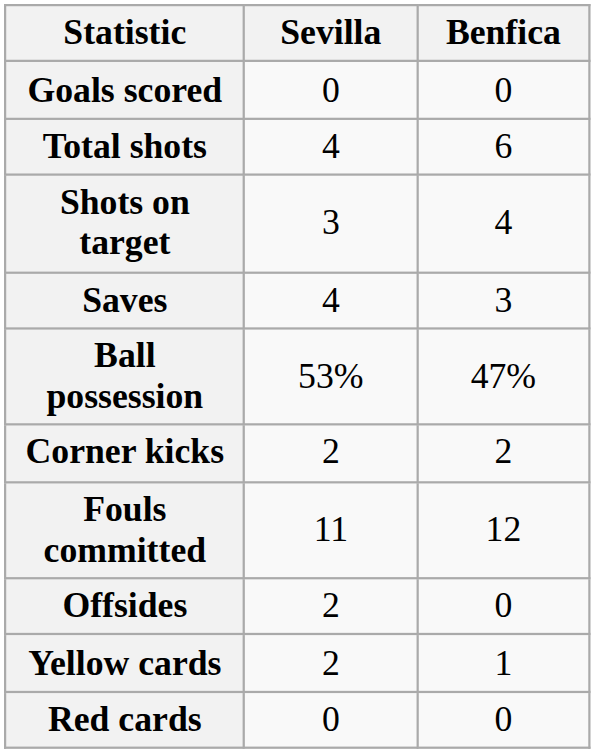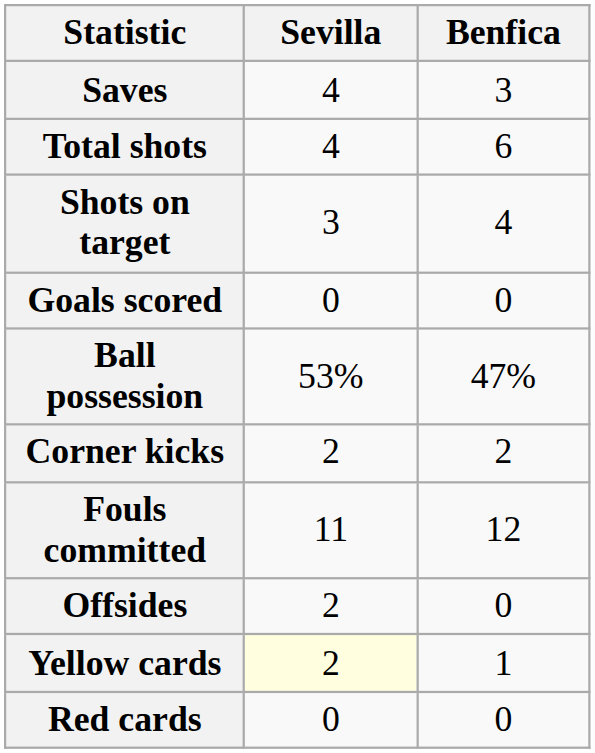rows swapped: (125, 89) <-> (125, 299)
(331, 662) no background -> (331, 662) lightyellow background
